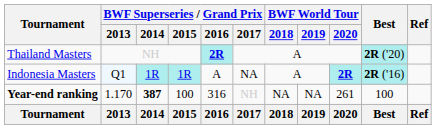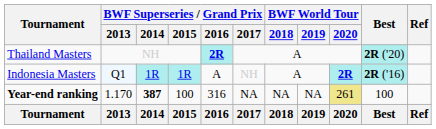(249, 74) NA -> (249, 74) NH
(249, 94) NH -> (249, 94) NA
(345, 94) no background -> (345, 94) khaki background
